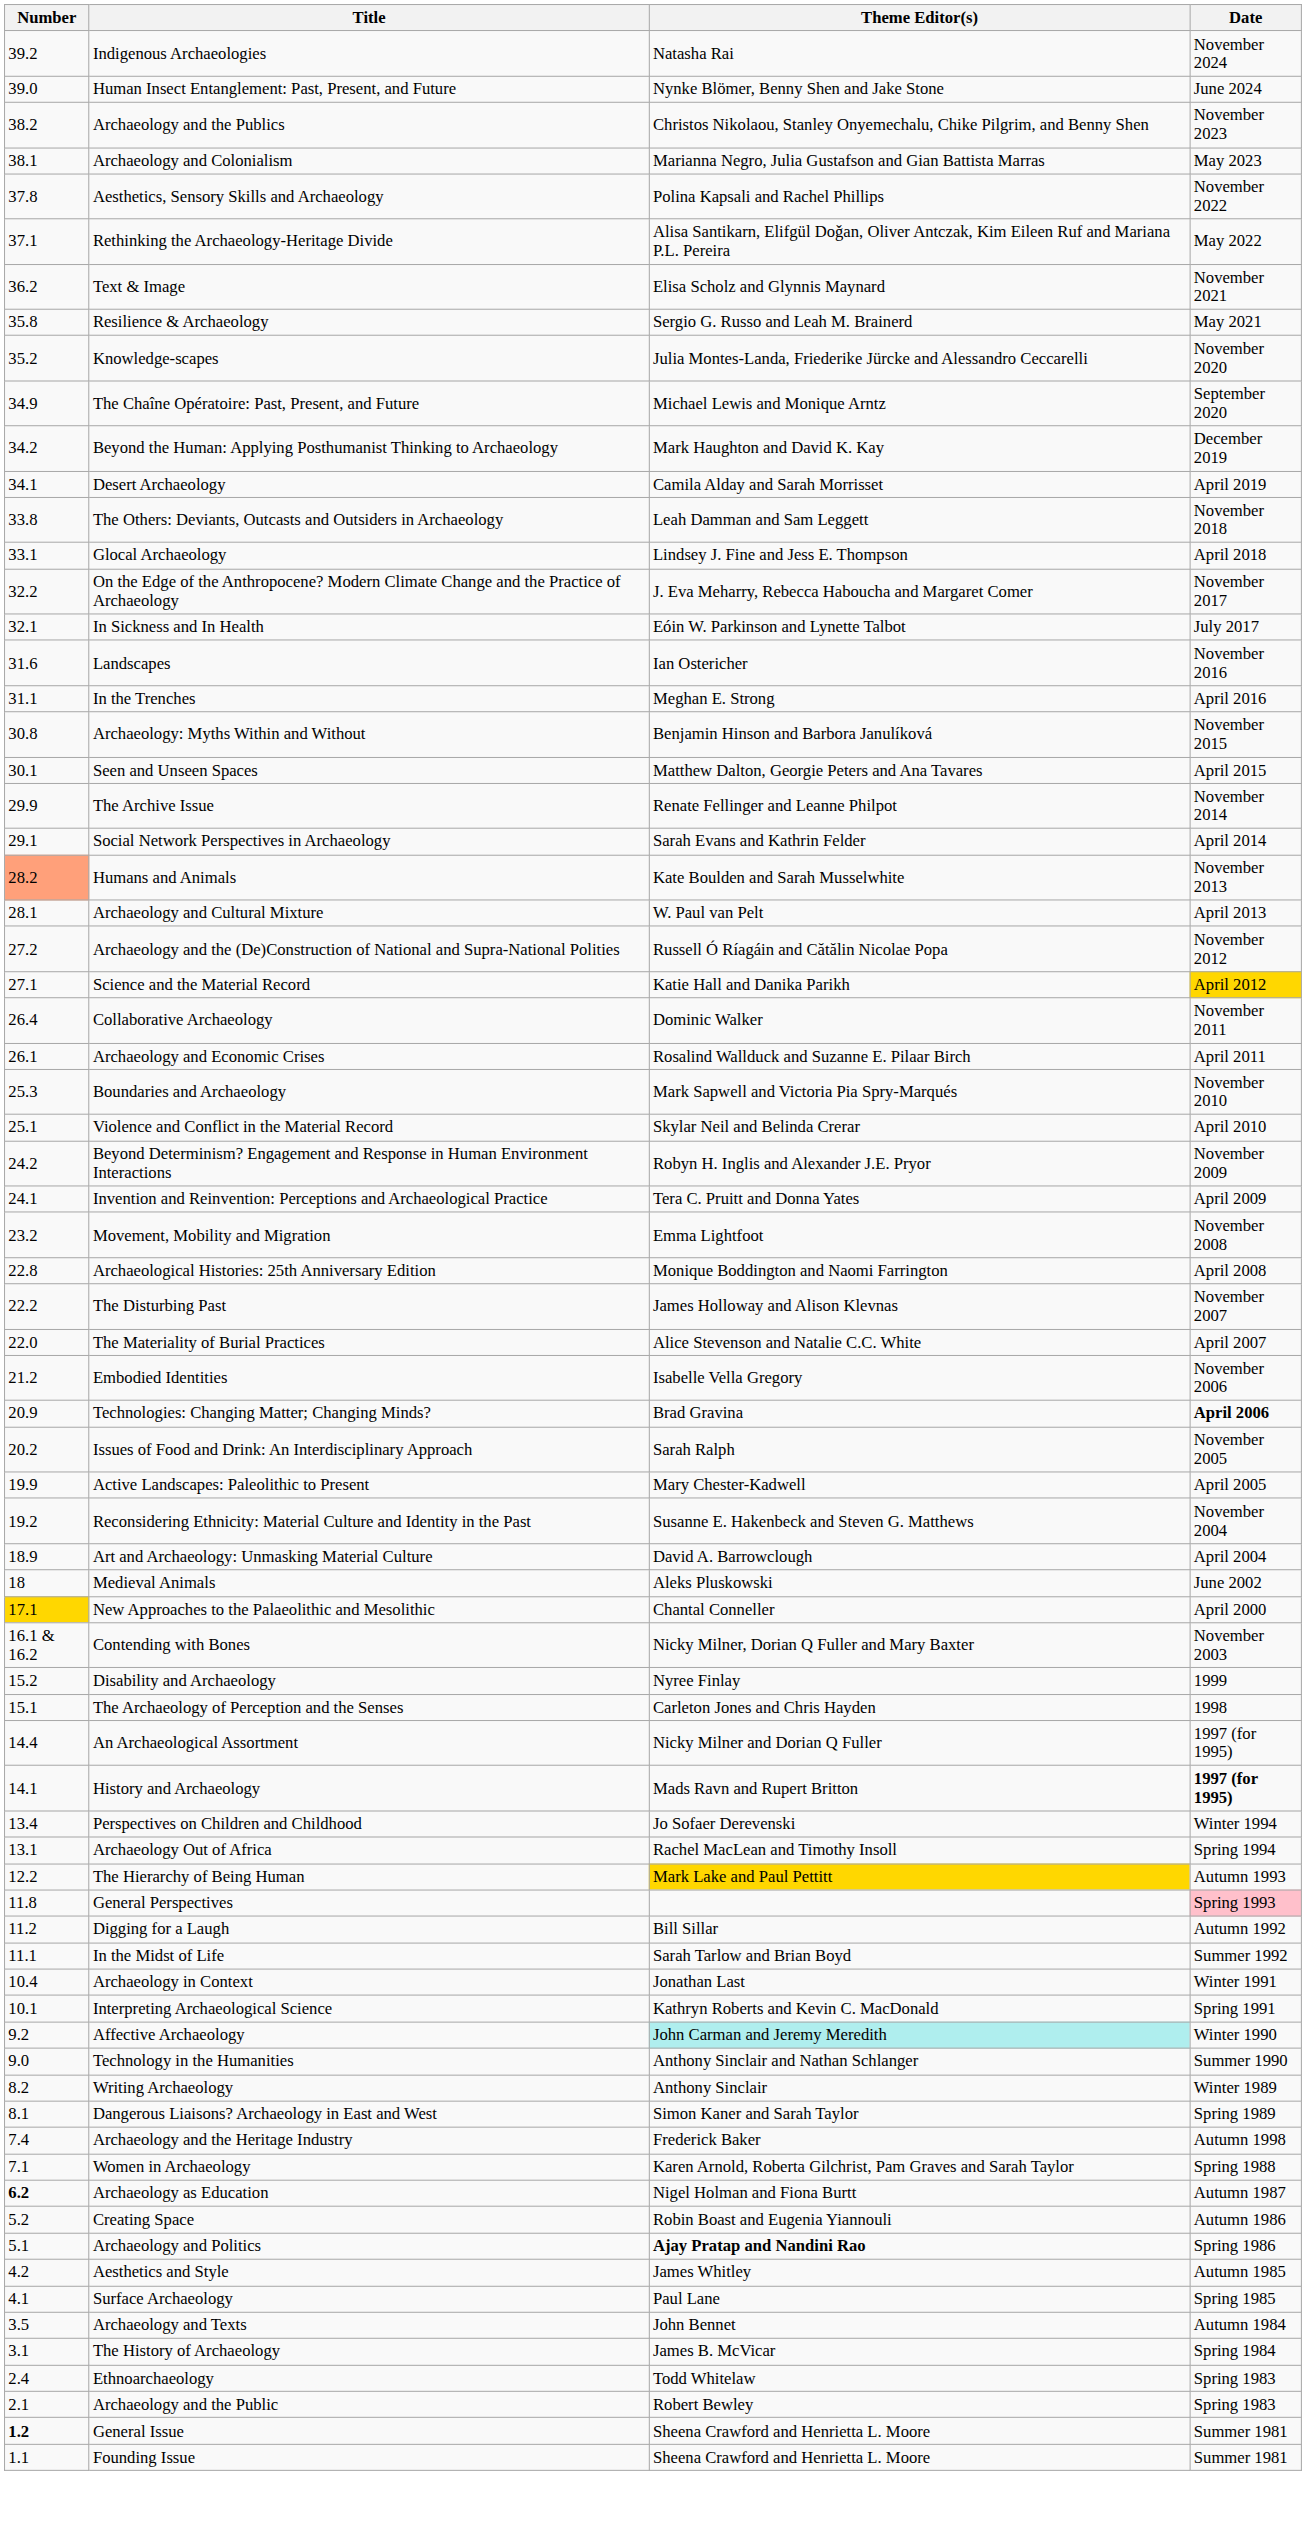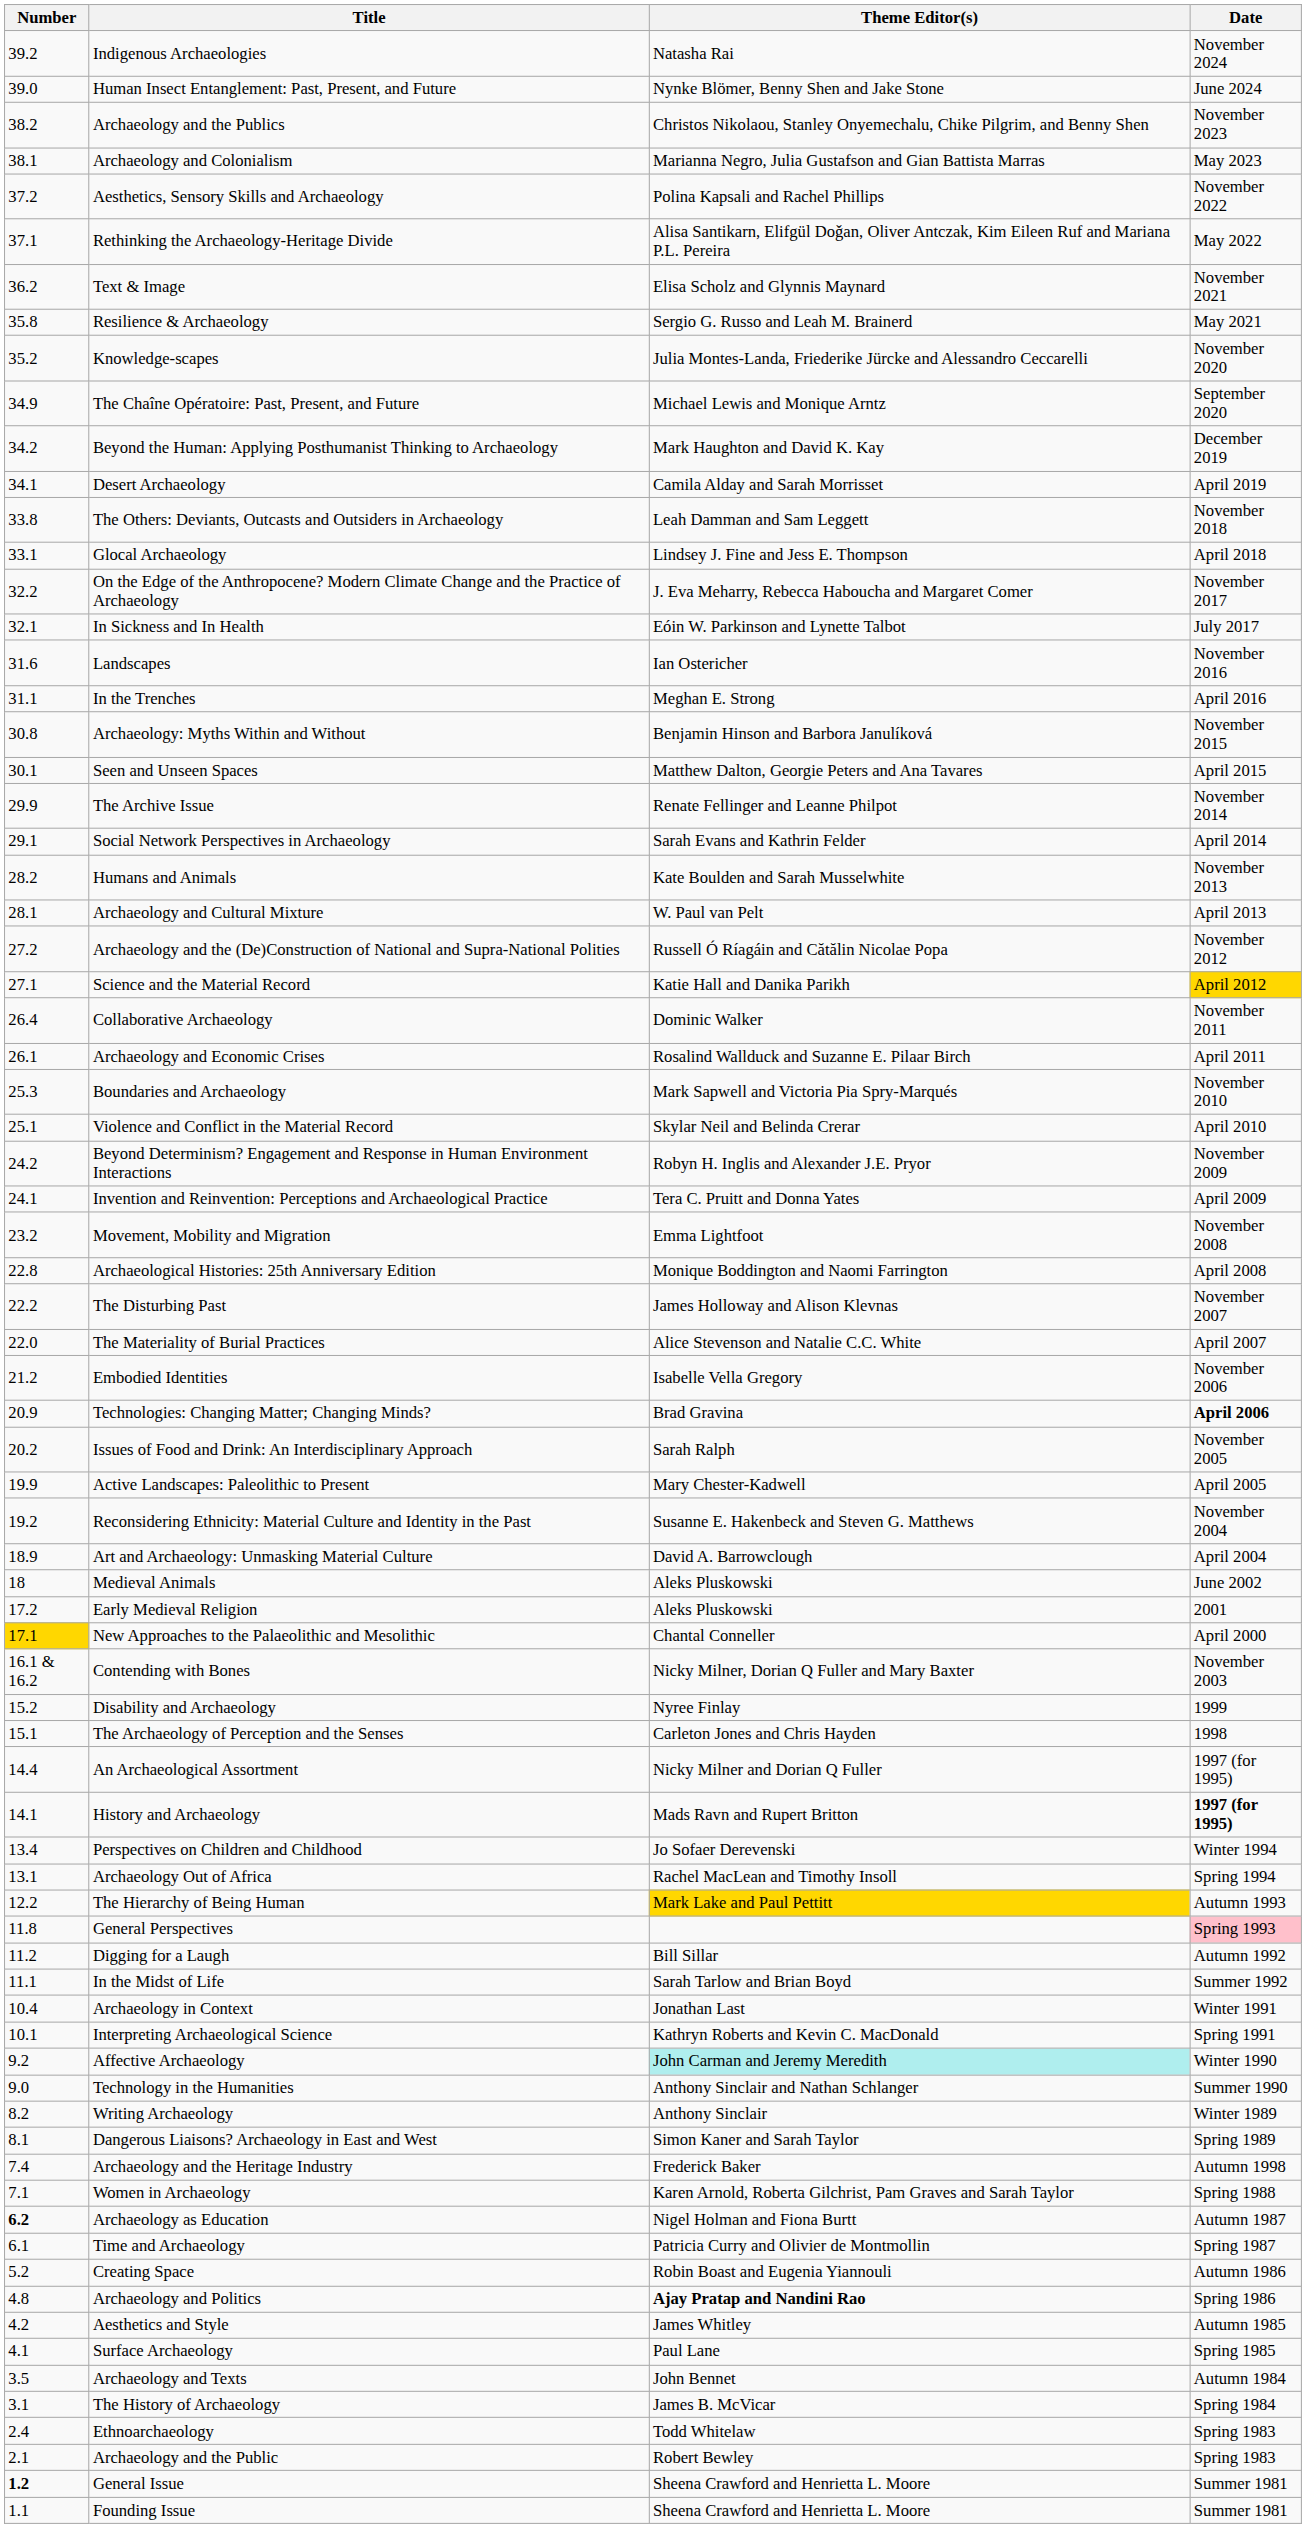(23, 196) 37.8 -> (23, 196) 37.2
(23, 877) lightsalmon background -> (23, 877) no background
+ row: (175, 1609)
+ row: (169, 2246)
(19, 2246) 5.1 -> (19, 2298) 4.8
